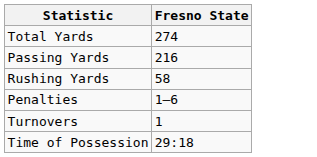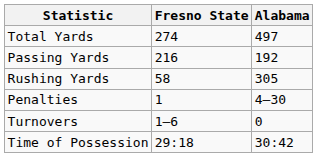+ column: (282, 15)
(166, 100) 1–6 -> (159, 100) 1
(159, 121) 1 -> (166, 121) 1–6
